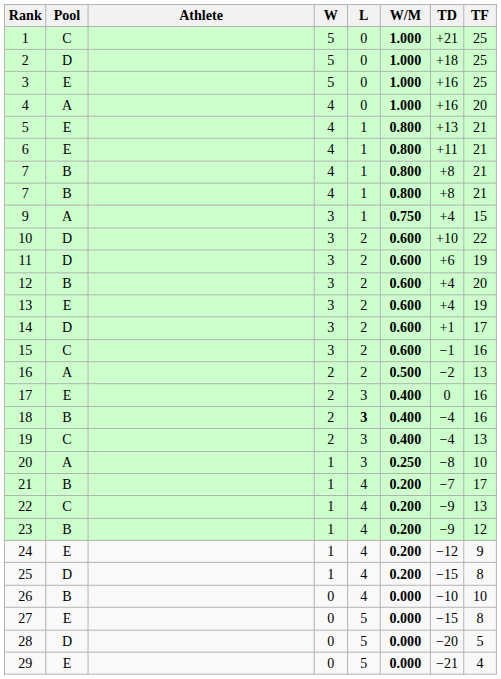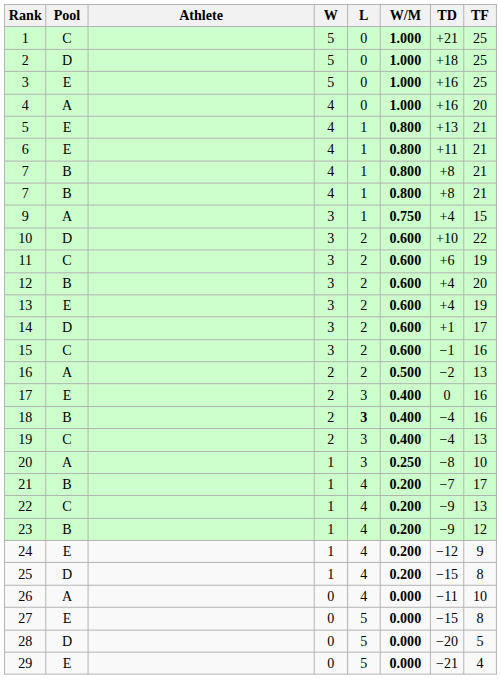(67, 261) D -> (67, 261) C
(67, 596) B -> (67, 596) A
(447, 596) −10 -> (447, 596) −11
